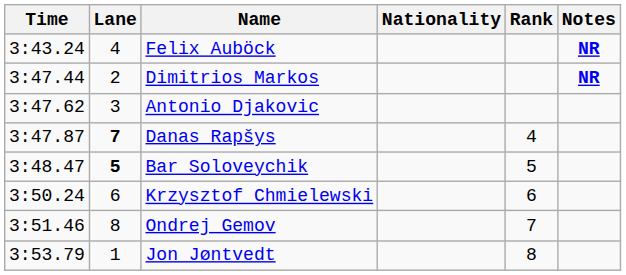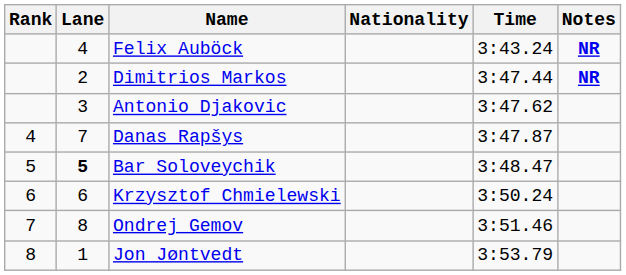columns swapped: (531, 19) <-> (47, 19)
(115, 137) bold -> (83, 137) normal
